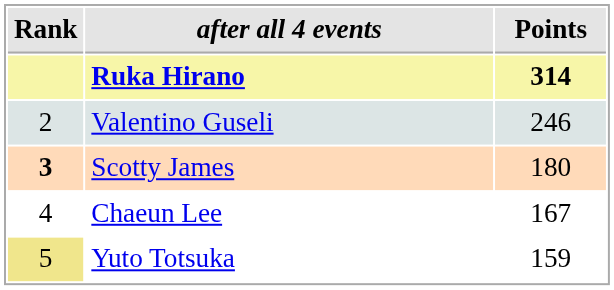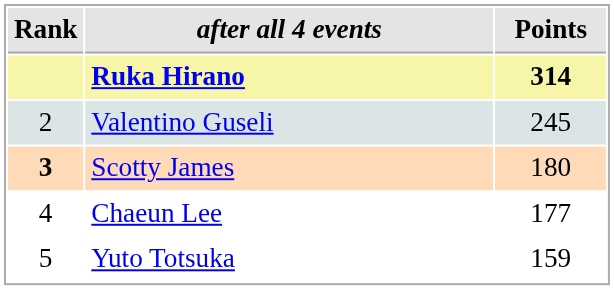(551, 122) 246 -> (551, 122) 245
(551, 213) 167 -> (551, 213) 177
(46, 258) khaki background -> (46, 258) no background
